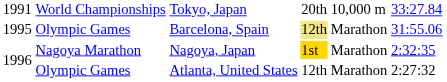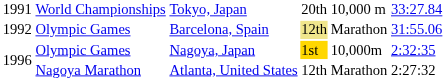(17, 29) 1995 -> (17, 29) 1992
(88, 50) Nagoya Marathon -> (83, 50) Olympic Games
(359, 50) Marathon -> (356, 50) 10,000m
(83, 70) Olympic Games -> (88, 70) Nagoya Marathon
